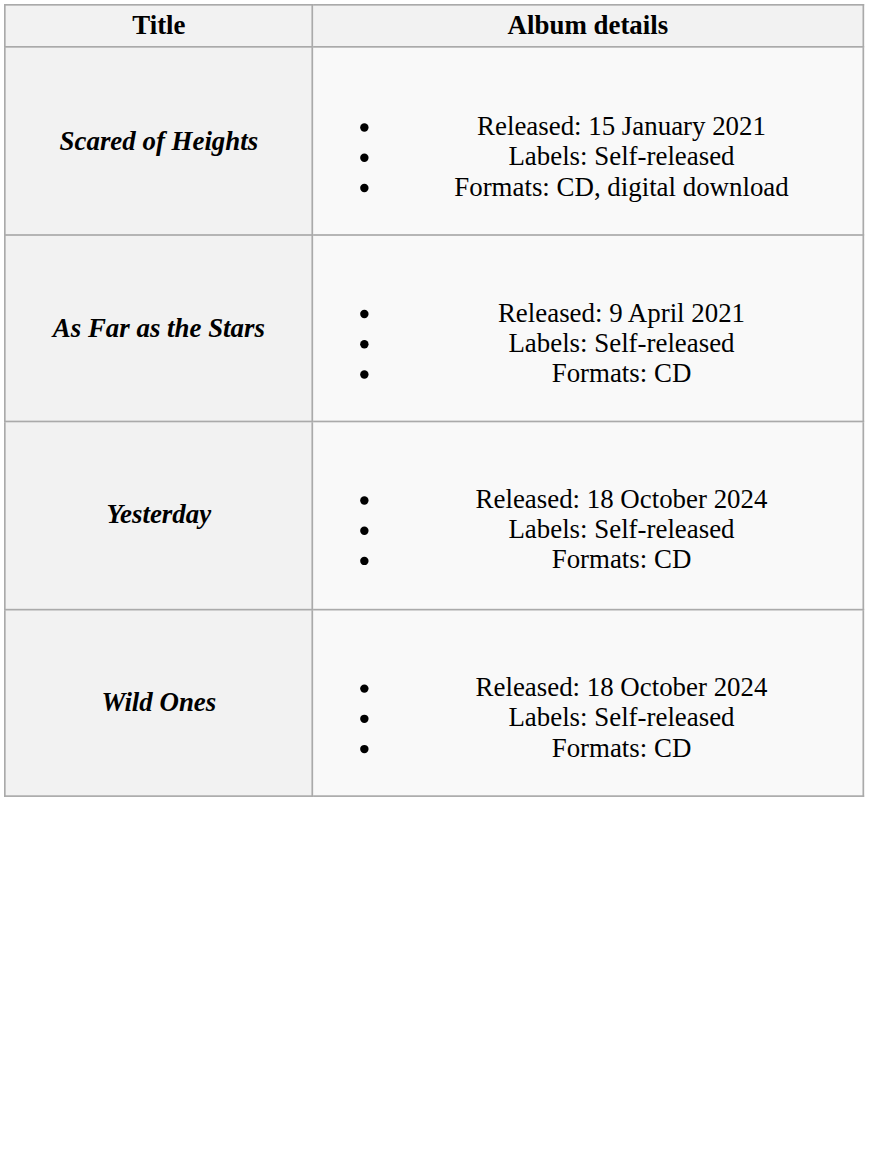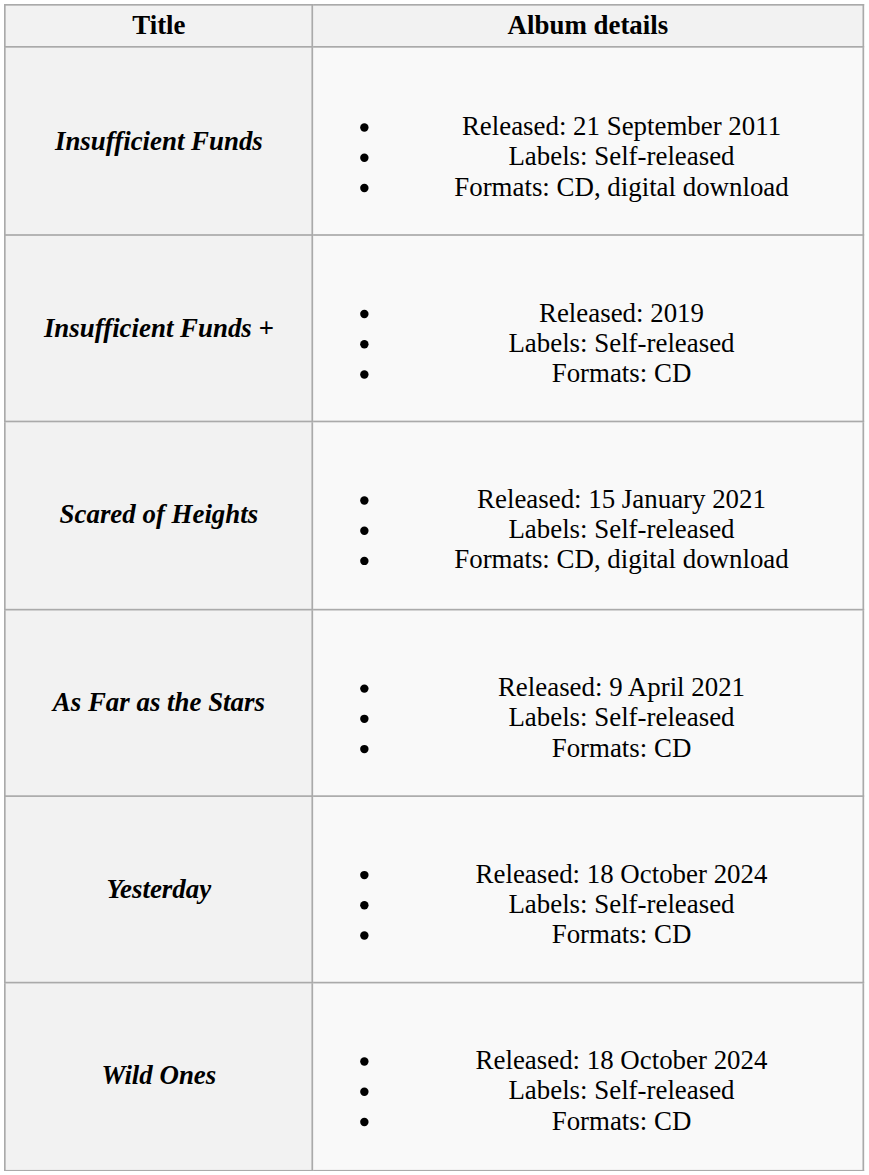+ row: (159, 140)
+ row: (159, 327)
